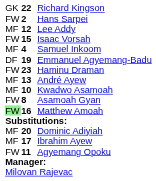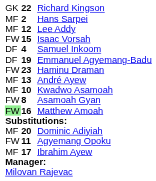(12, 18) FW -> (12, 18) MF
(12, 49) MF -> (11, 49) DF
rows swapped: (65, 141) <-> (74, 151)
